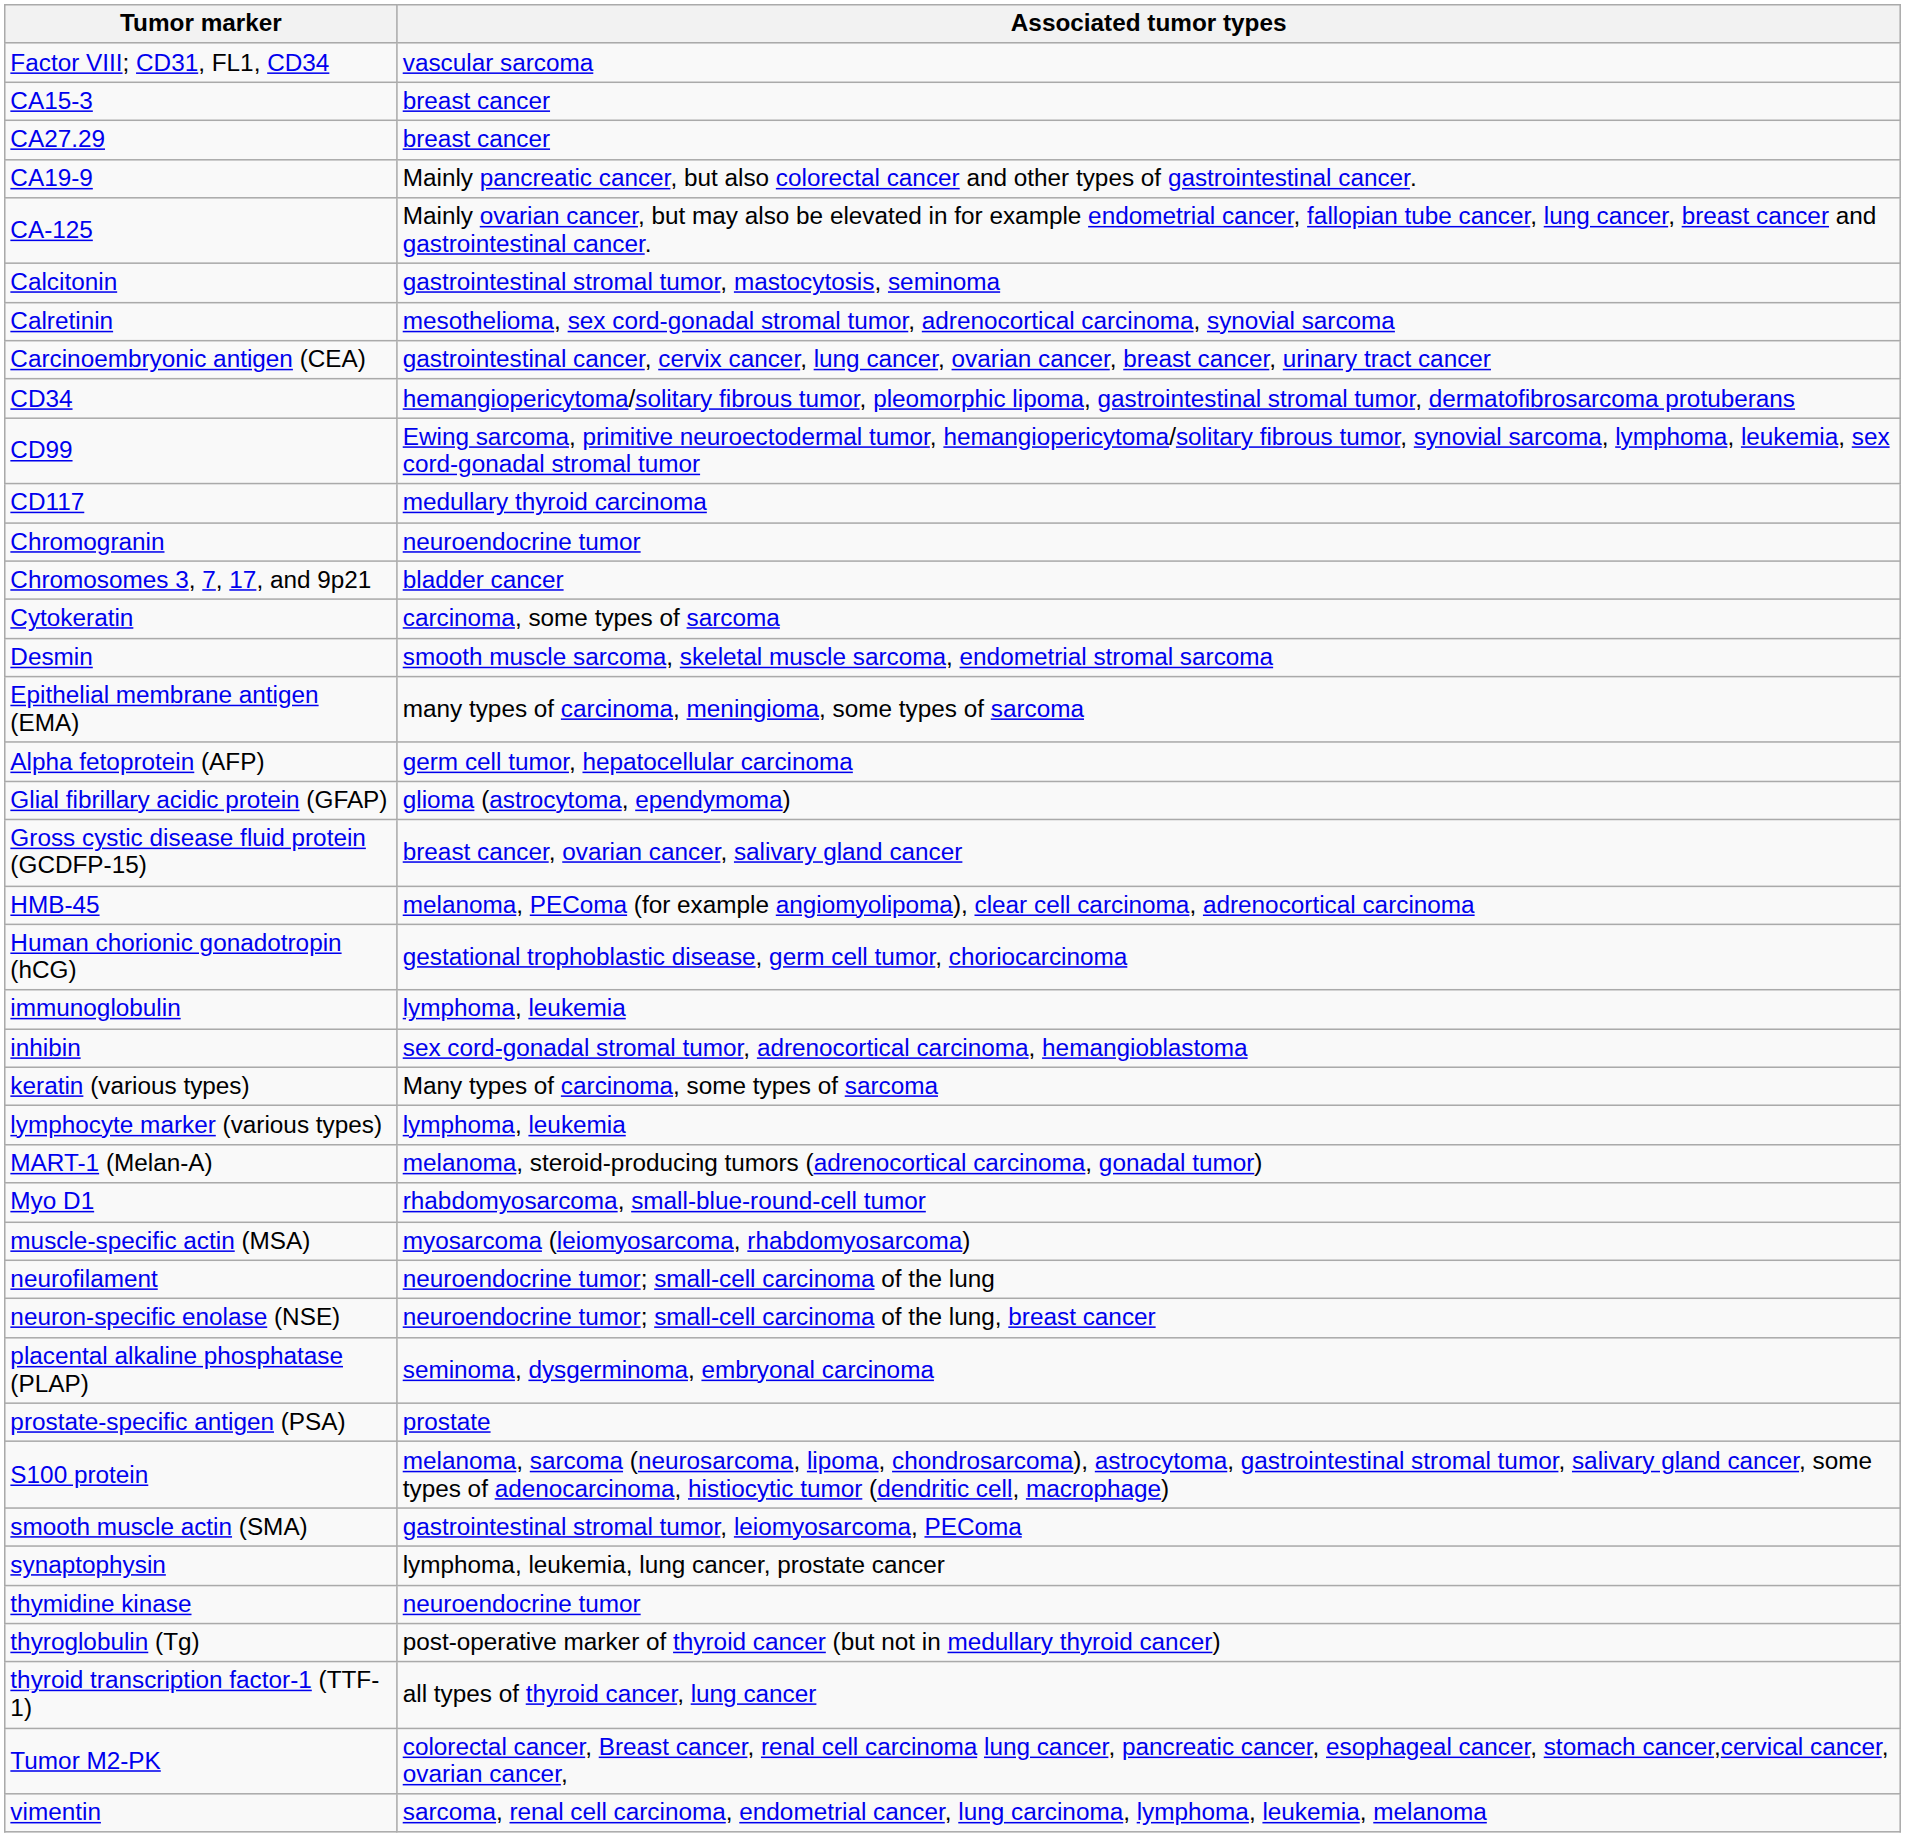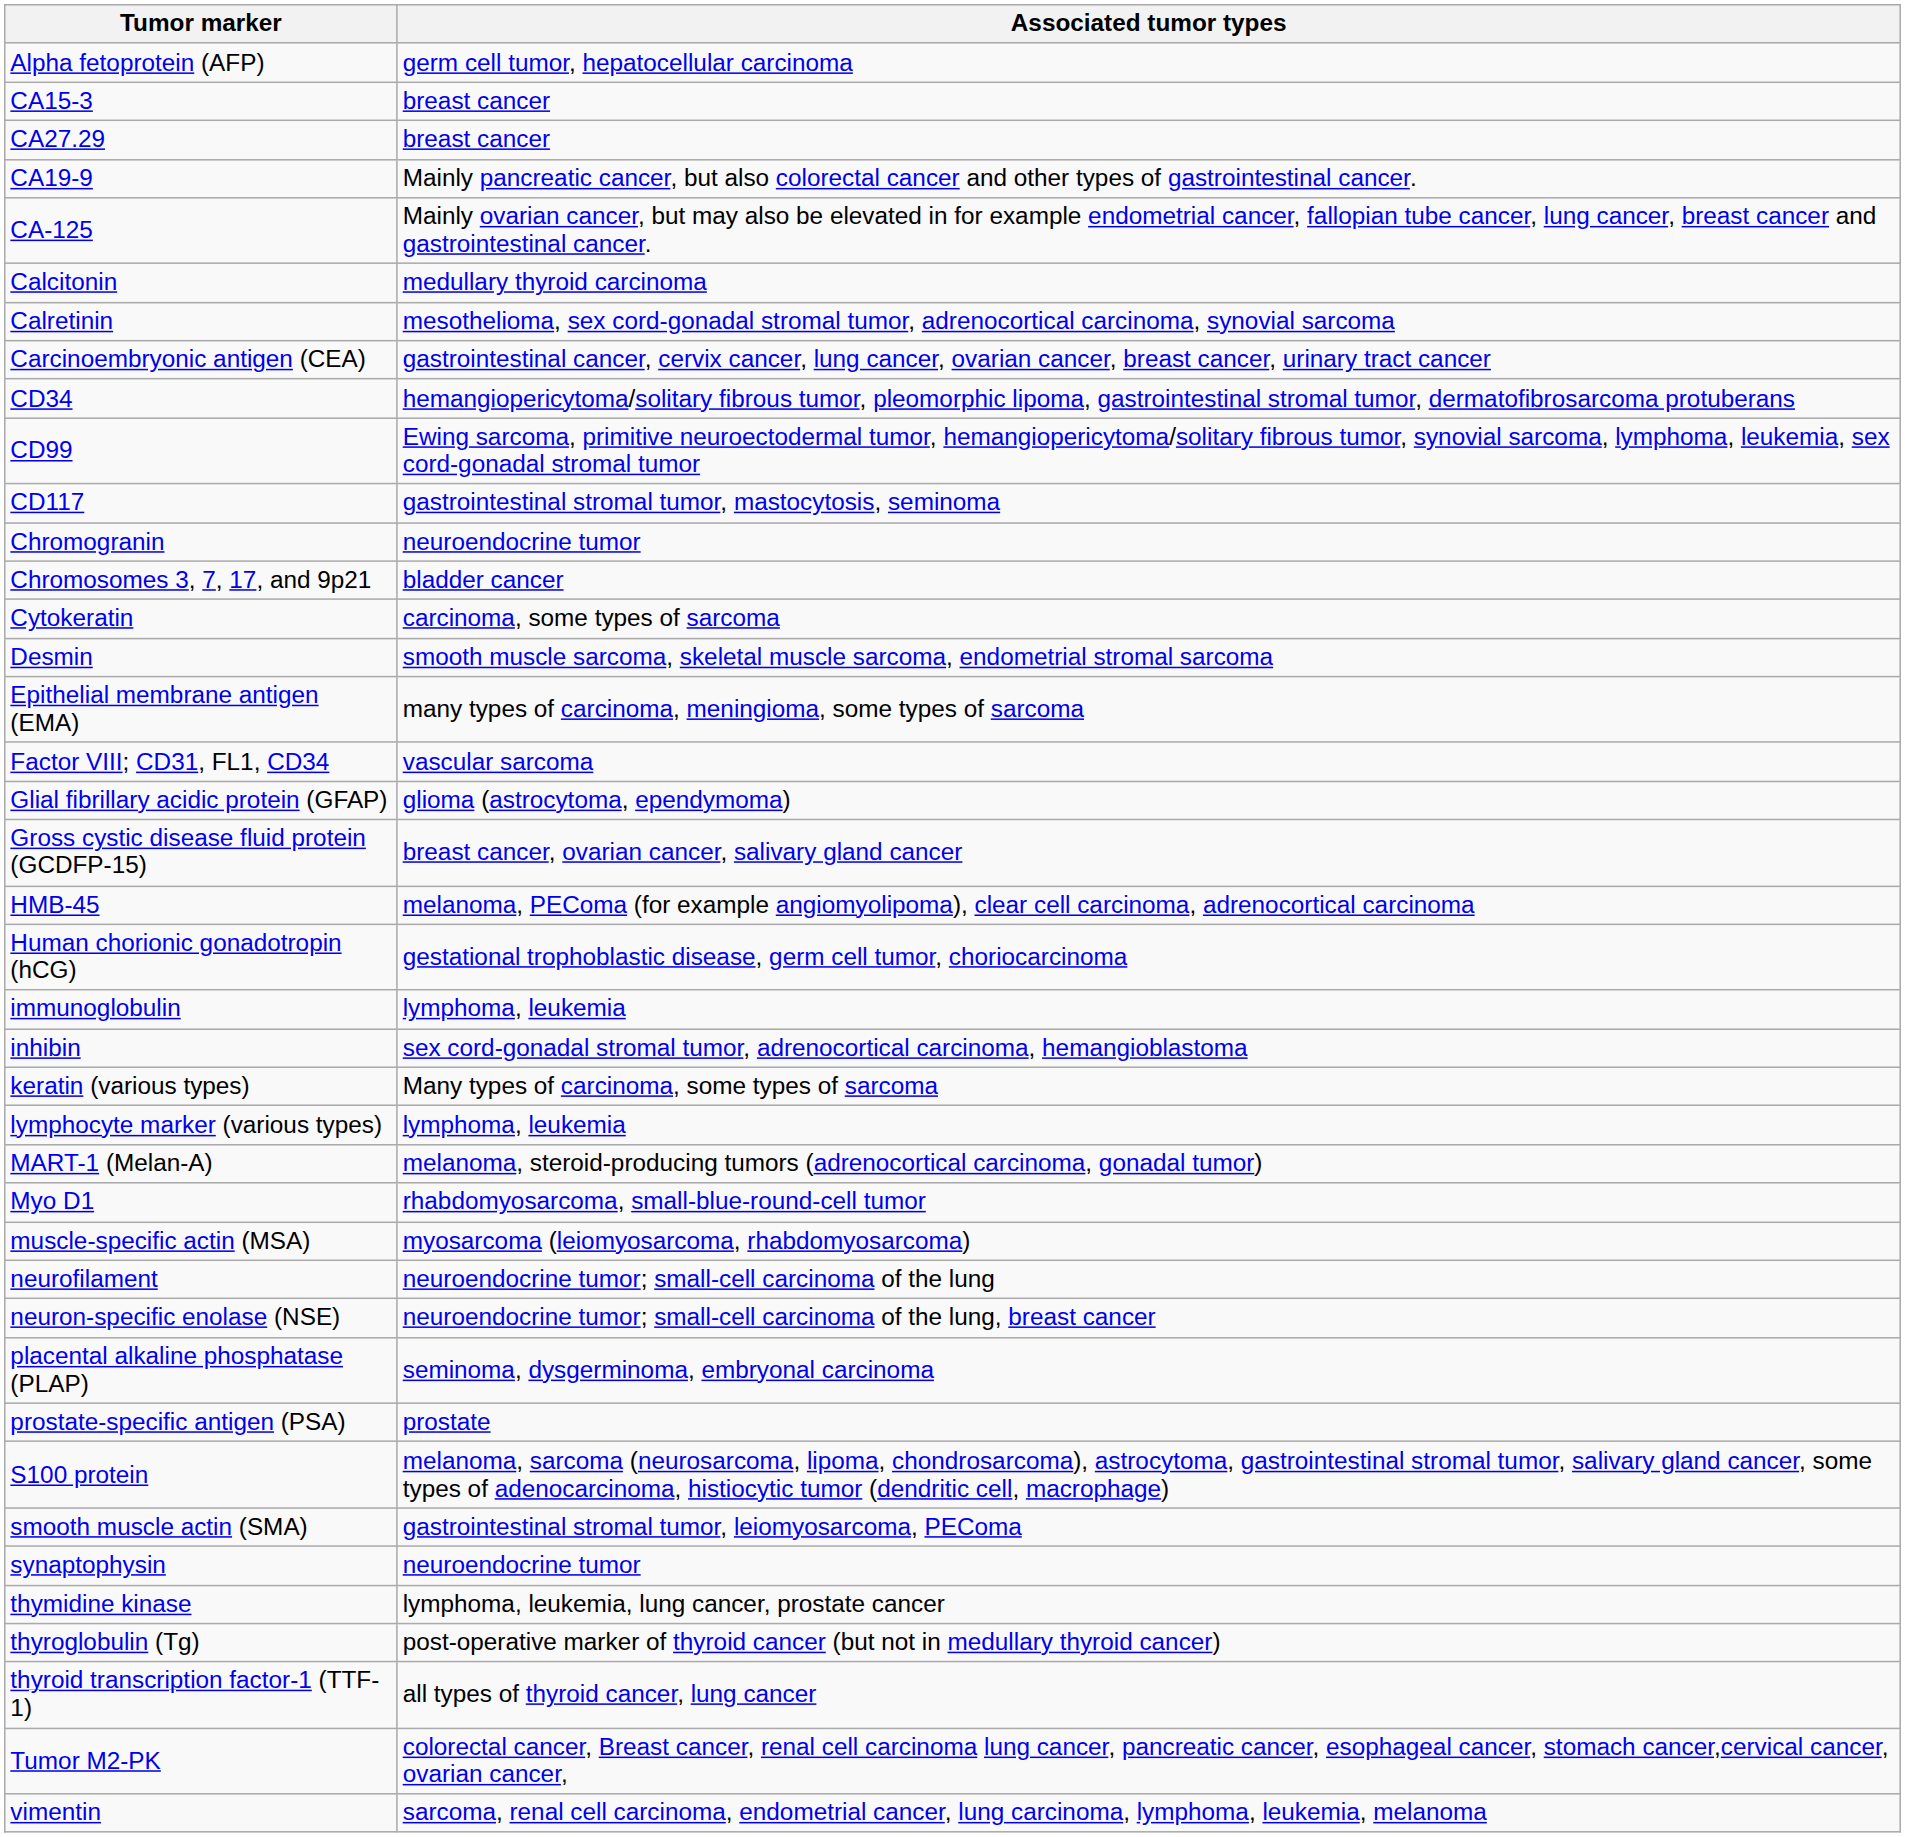rows swapped: (137, 761) <-> (170, 62)
(701, 282) gastrointestinal stromal tumor, mastocytosis, seminoma -> (555, 282) medullary thyroid carcinoma
(555, 502) medullary thyroid carcinoma -> (701, 502) gastrointestinal stromal tumor, mastocytosis, seminoma
(674, 1565) lymphoma, leukemia, lung cancer, prostate cancer -> (522, 1565) neuroendocrine tumor
(522, 1603) neuroendocrine tumor -> (674, 1603) lymphoma, leukemia, lung cancer, prostate cancer
